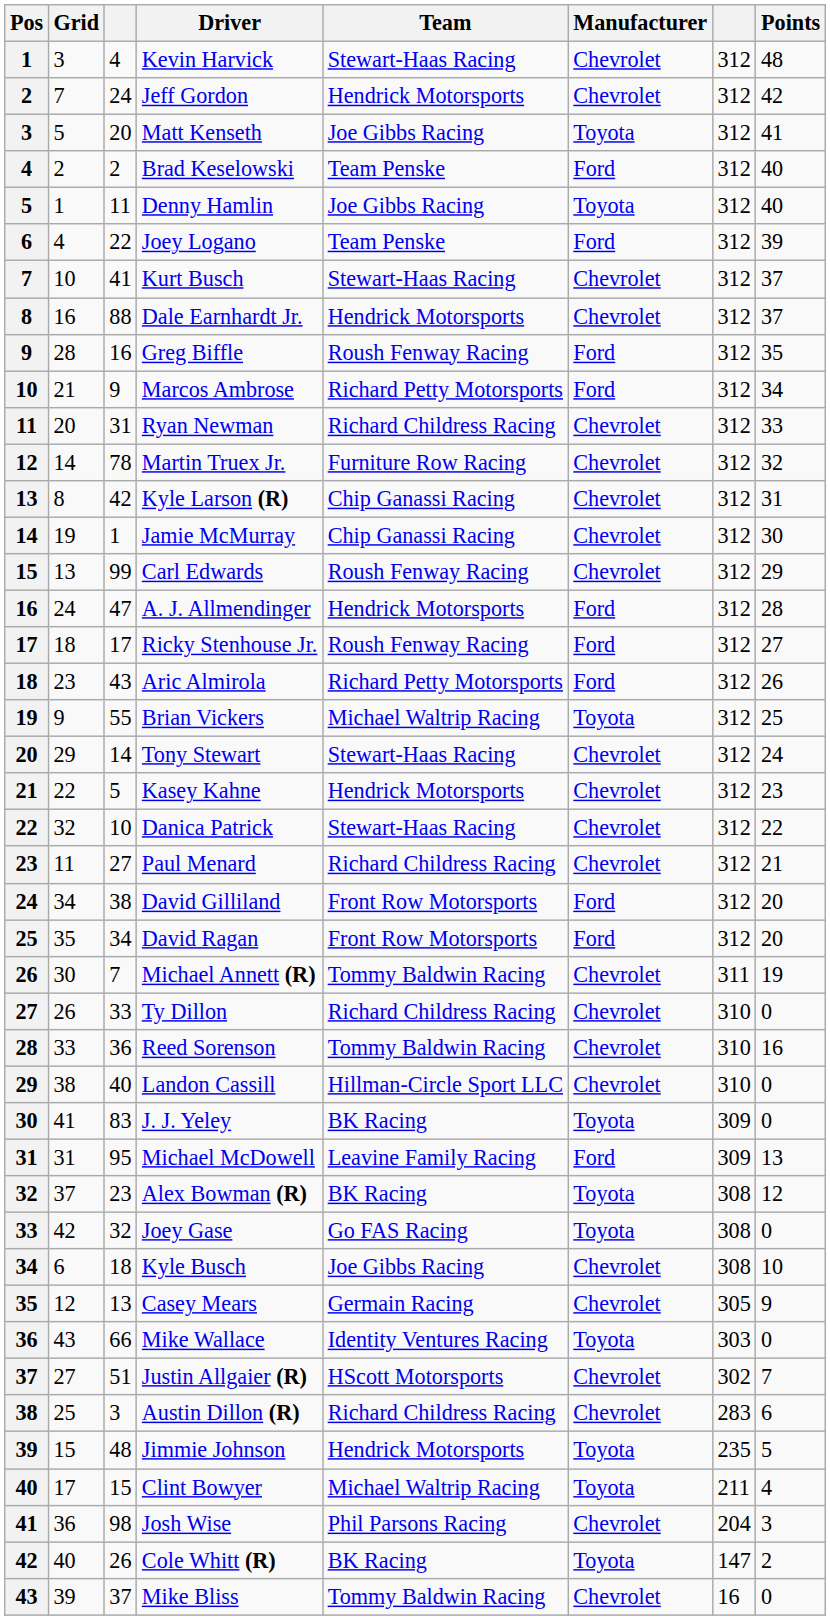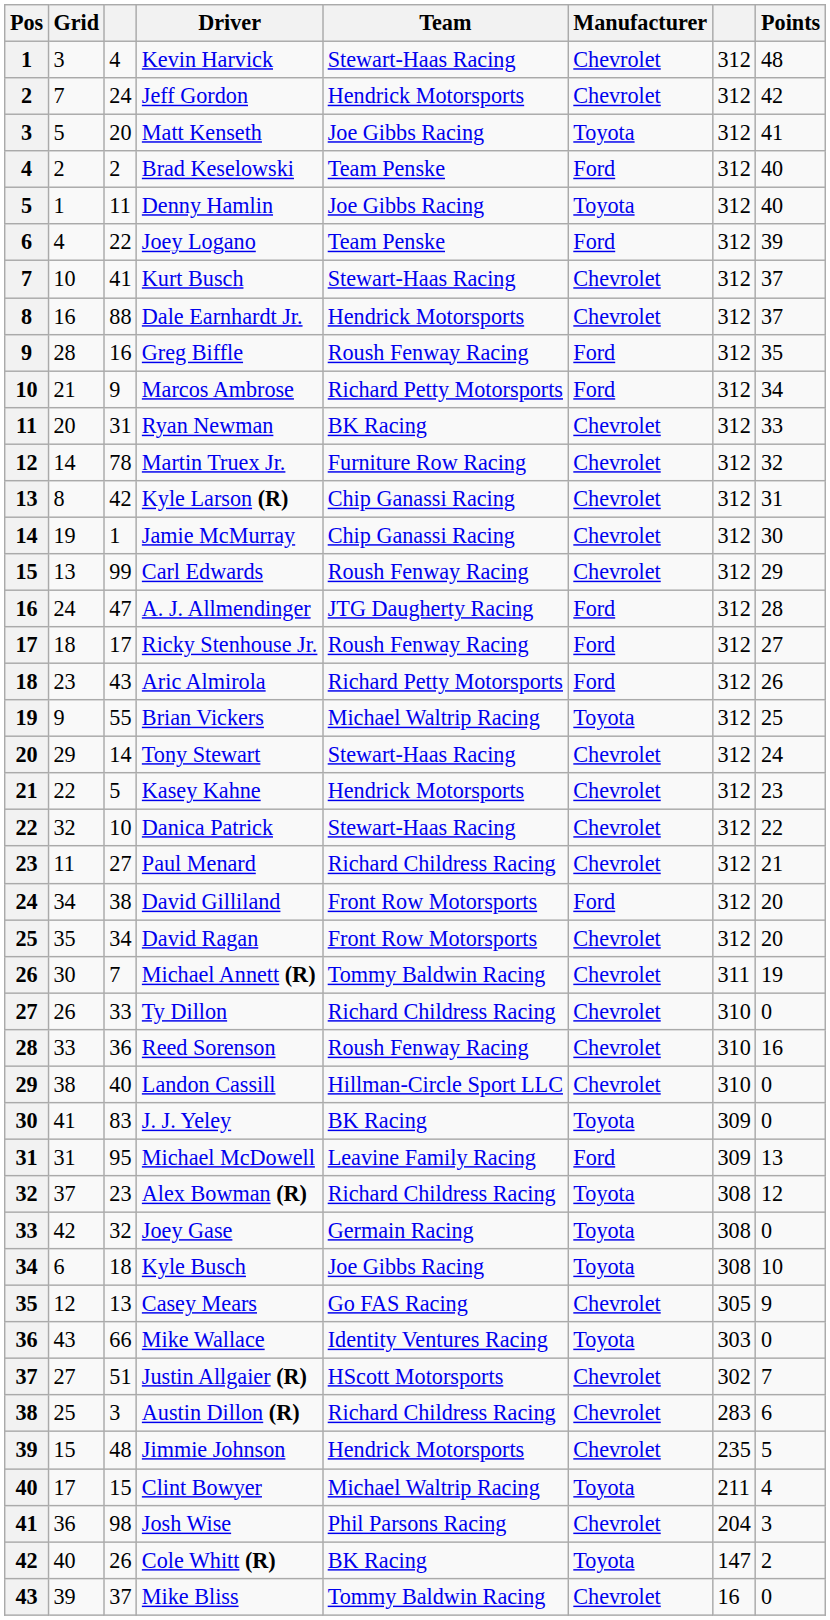(442, 425) Richard Childress Racing -> (377, 425) BK Racing
(426, 608) Hendrick Motorsports -> (431, 608) JTG Daugherty Racing
(594, 937) Ford -> (617, 937) Chevrolet
(437, 1047) Tommy Baldwin Racing -> (428, 1047) Roush Fenway Racing
(377, 1193) BK Racing -> (442, 1193) Richard Childress Racing
(398, 1230) Go FAS Racing -> (401, 1230) Germain Racing
(617, 1267) Chevrolet -> (604, 1267) Toyota
(401, 1303) Germain Racing -> (398, 1303) Go FAS Racing
(604, 1450) Toyota -> (617, 1450) Chevrolet
